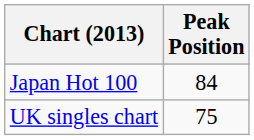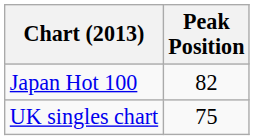(206, 81) 84 -> (206, 81) 82
